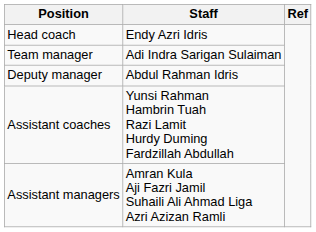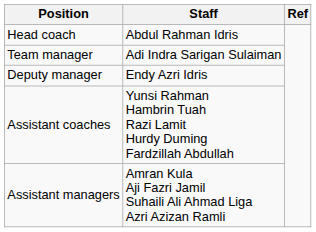(167, 34) Endy Azri Idris -> (182, 34) Abdul Rahman Idris
(182, 75) Abdul Rahman Idris -> (167, 75) Endy Azri Idris
